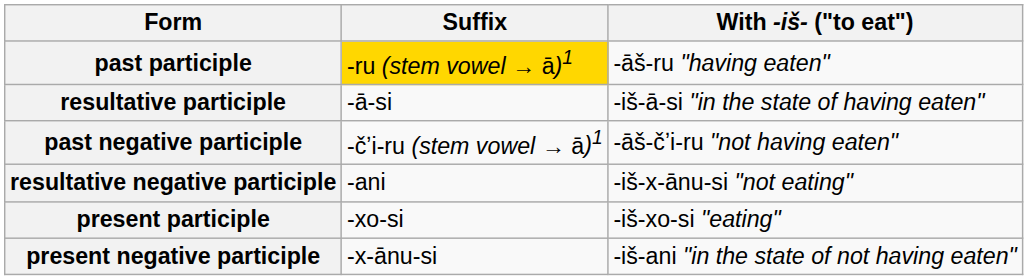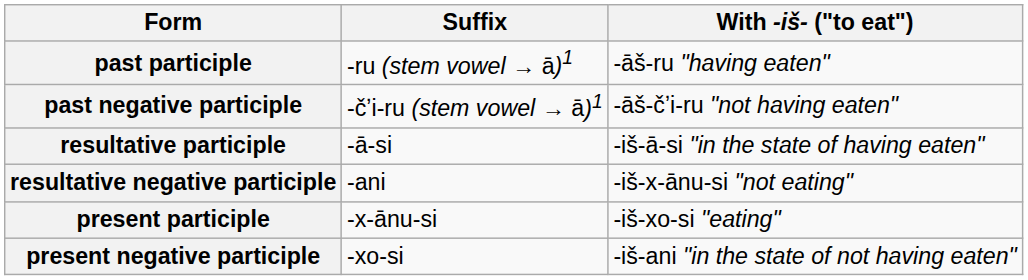(460, 62) gold background -> (460, 62) no background
rows swapped: (173, 142) <-> (173, 102)
(375, 219) -xo-si -> (392, 219) -x-ānu-si
(392, 256) -x-ānu-si -> (375, 256) -xo-si
